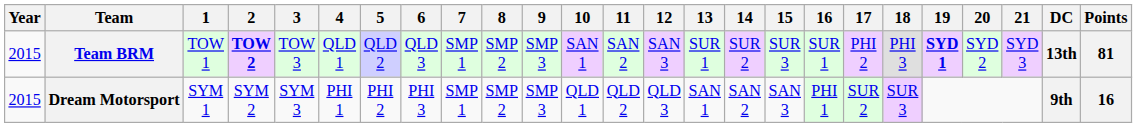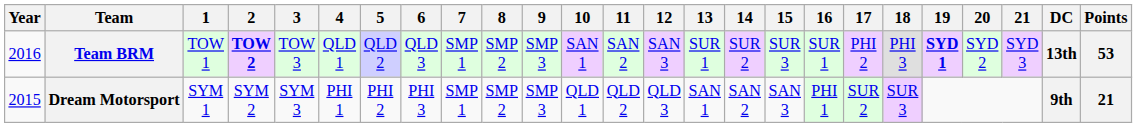(25, 53) 2015 -> (25, 53) 2016
(1106, 53) 81 -> (1106, 53) 53
(1106, 99) 16 -> (1106, 99) 21
